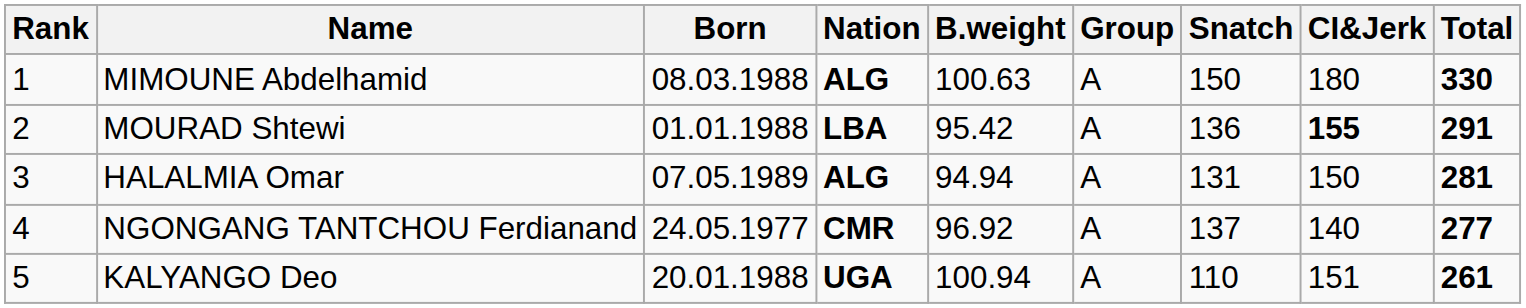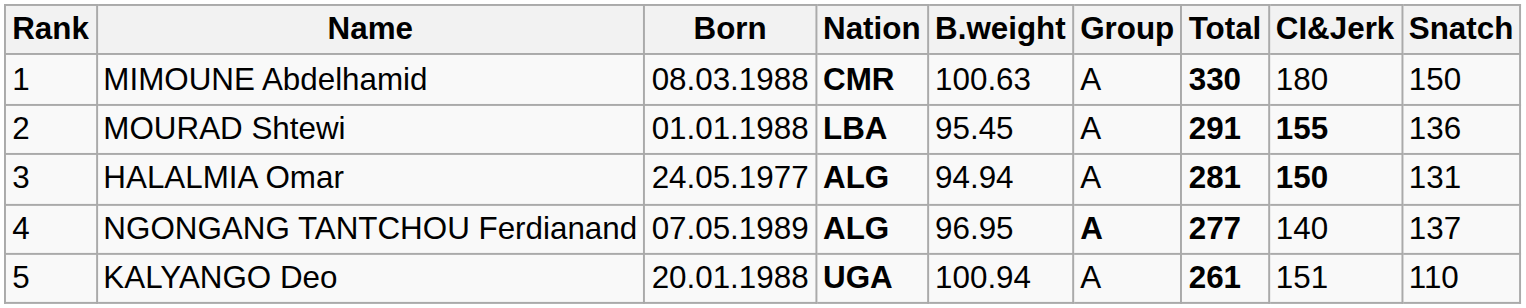columns swapped: (1241, 29) <-> (1477, 29)
(856, 79) ALG -> (859, 79) CMR
(974, 128) 95.42 -> (974, 128) 95.45
(730, 178) 07.05.1989 -> (730, 178) 24.05.1977
(1334, 178) normal -> (1302, 178) bold
(730, 228) 24.05.1977 -> (730, 228) 07.05.1989
(859, 228) CMR -> (856, 228) ALG
(974, 228) 96.92 -> (974, 228) 96.95
(1091, 228) normal -> (1092, 228) bold
